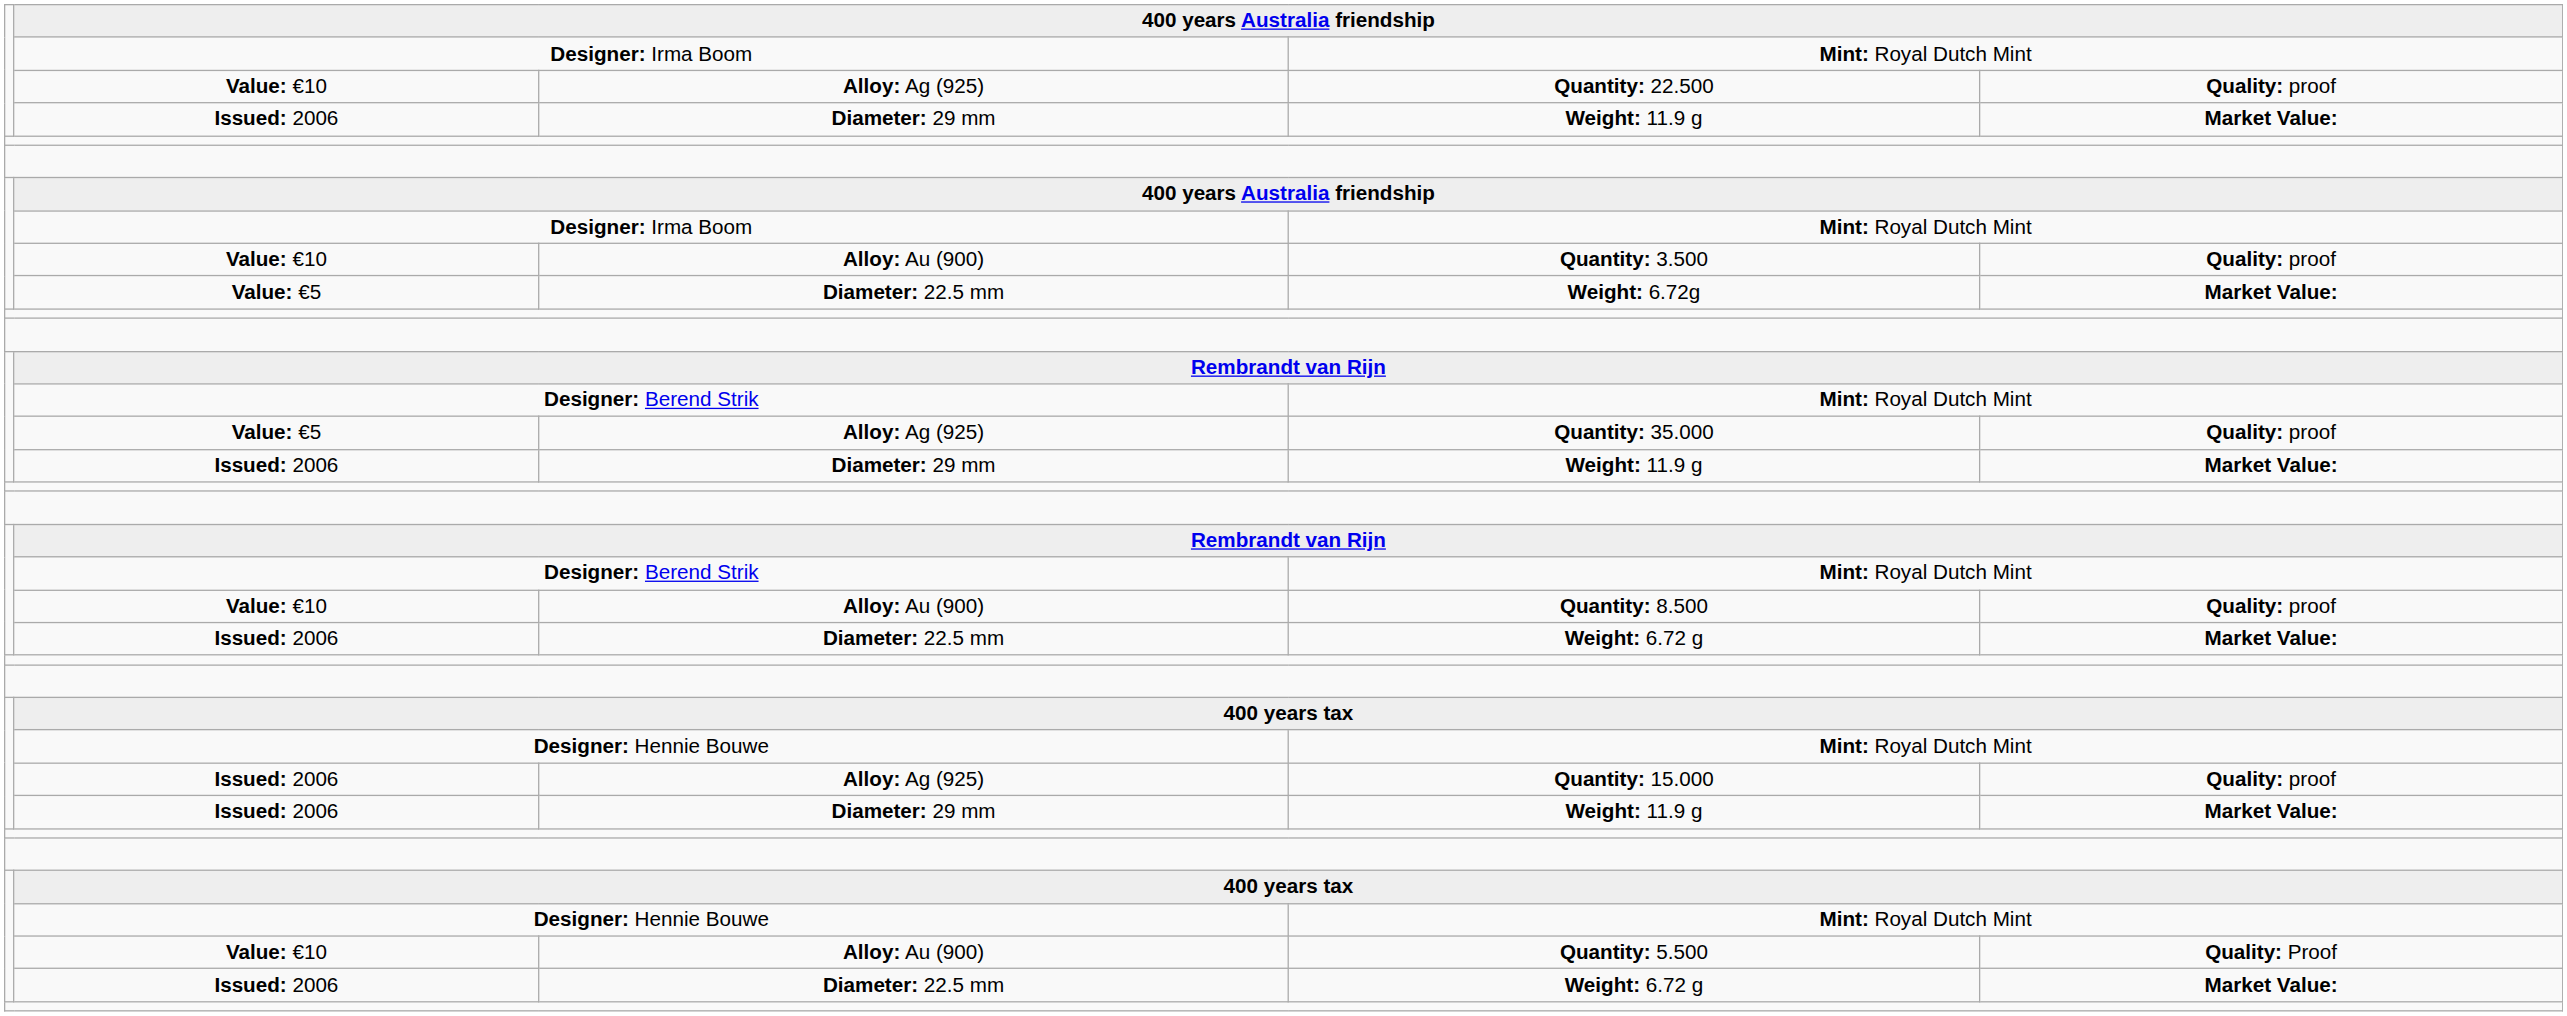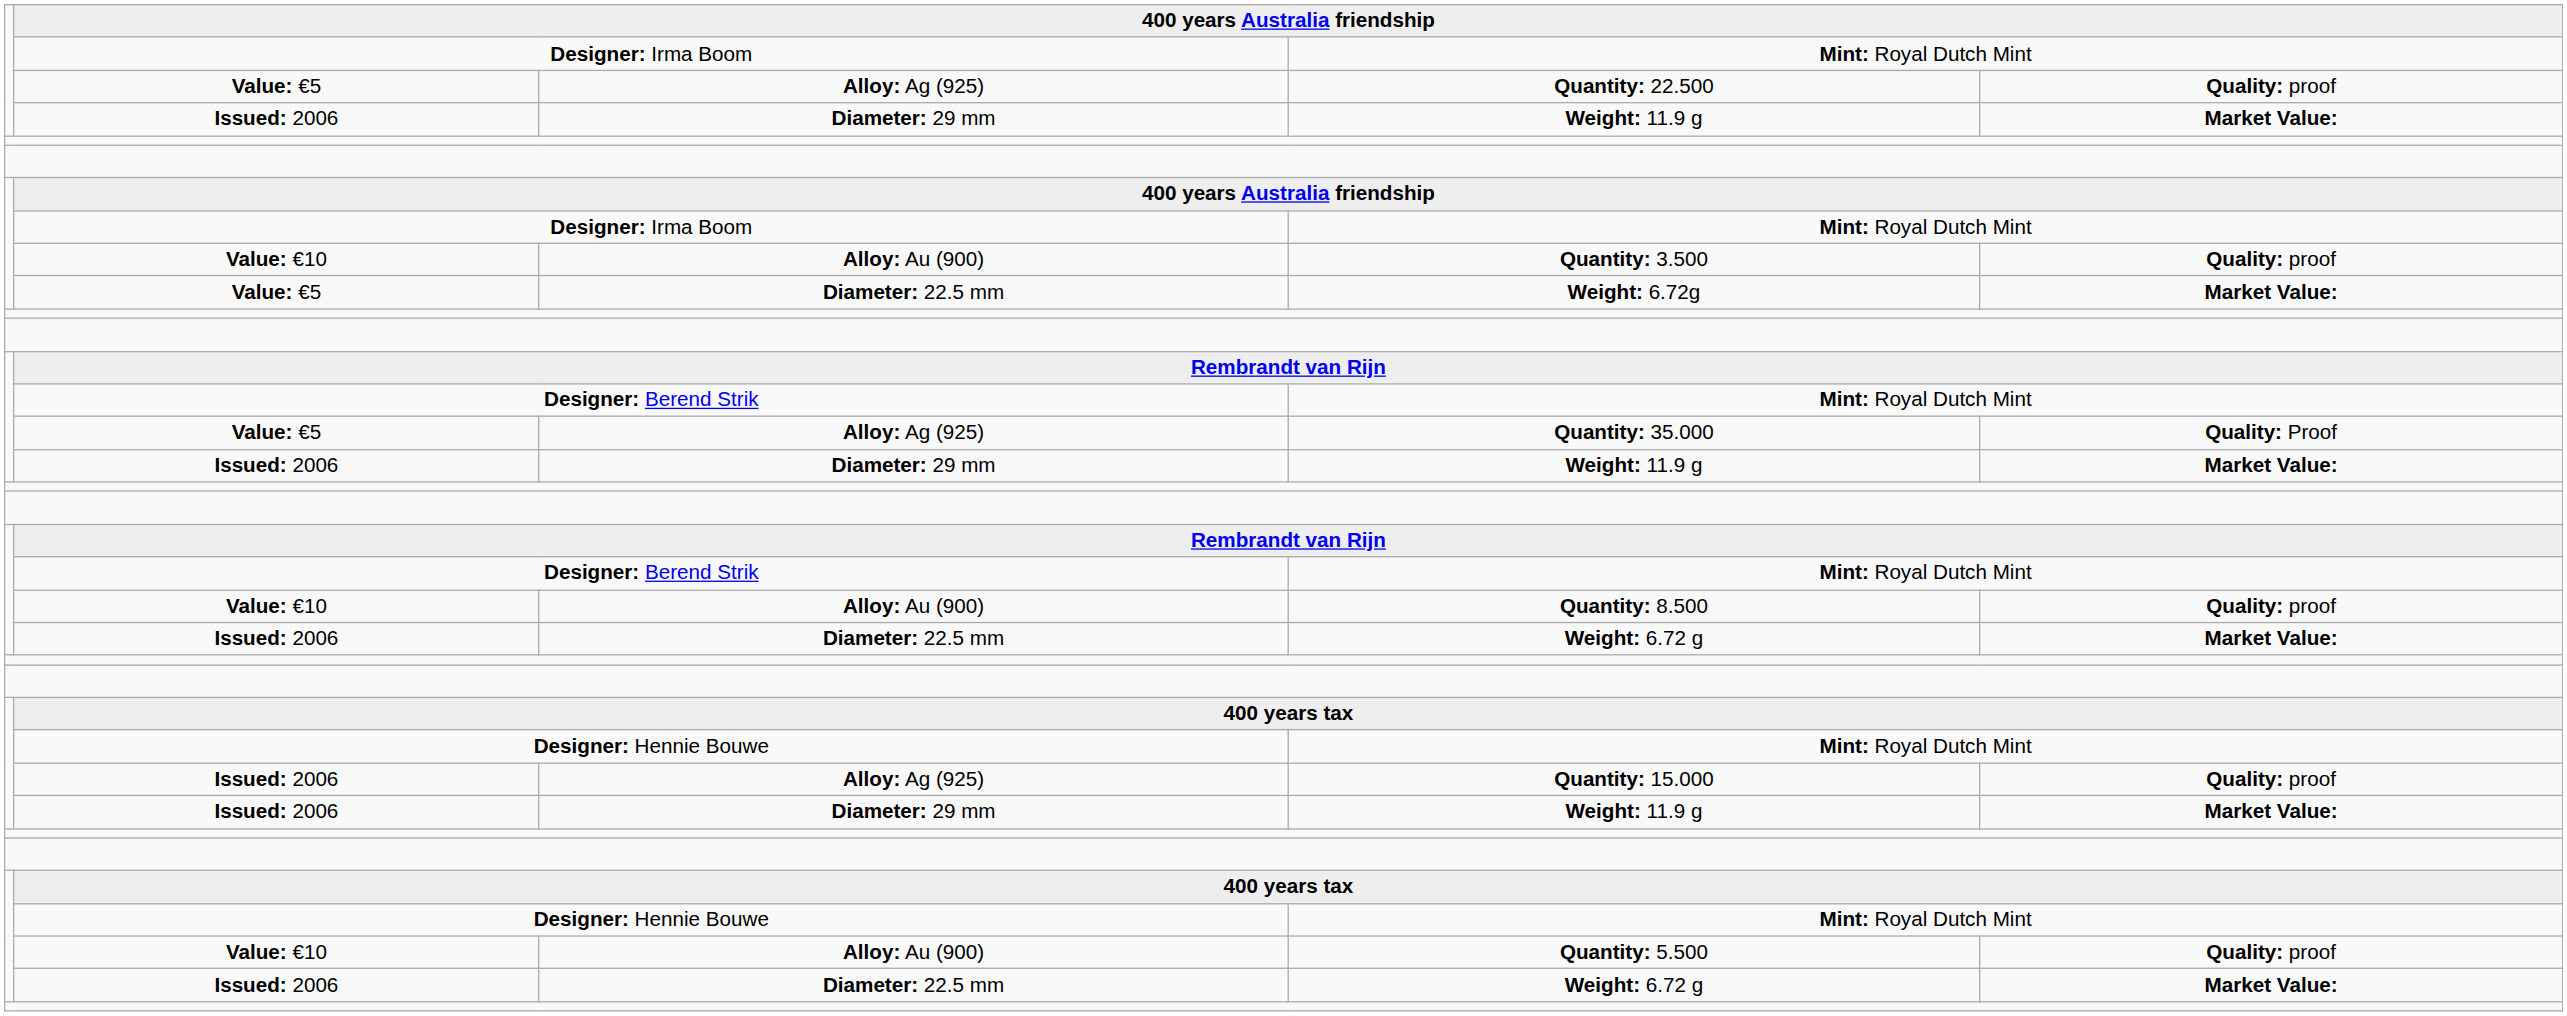(276, 86) Value: €10 -> (276, 86) Value: €5
(2271, 432) Quality: proof -> (2271, 432) Quality: Proof
(2271, 952) Quality: Proof -> (2271, 952) Quality: proof
